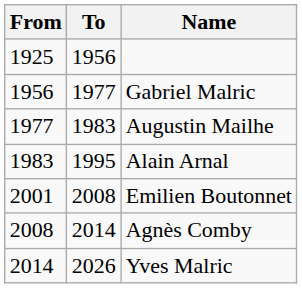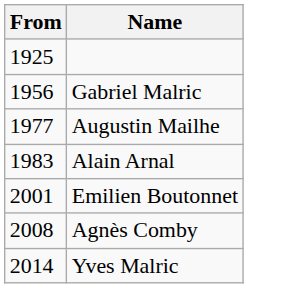- column: (94, 21)
